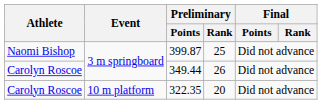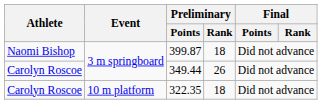(220, 51) 25 -> (220, 51) 18
(220, 90) 20 -> (220, 90) 18
